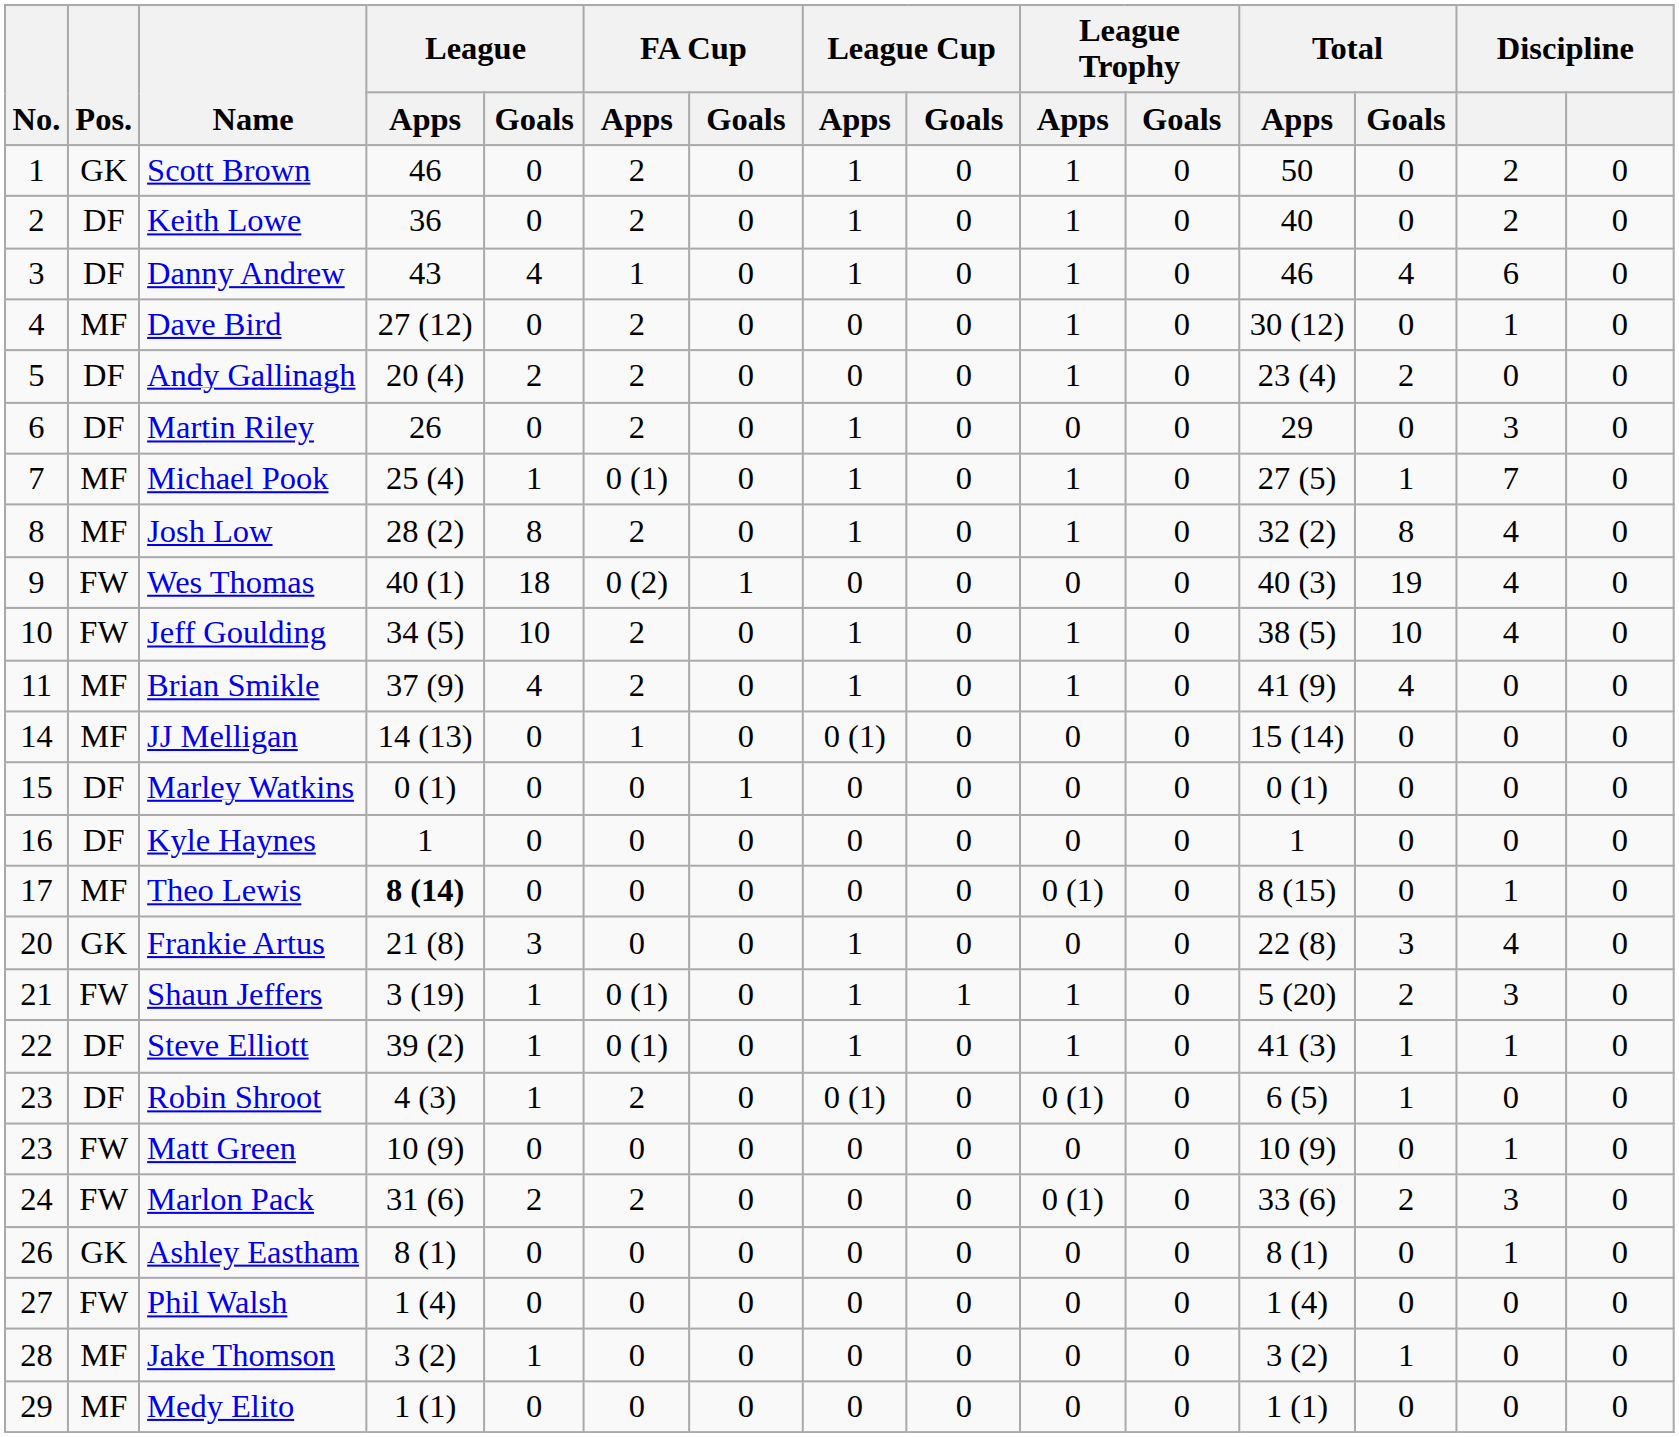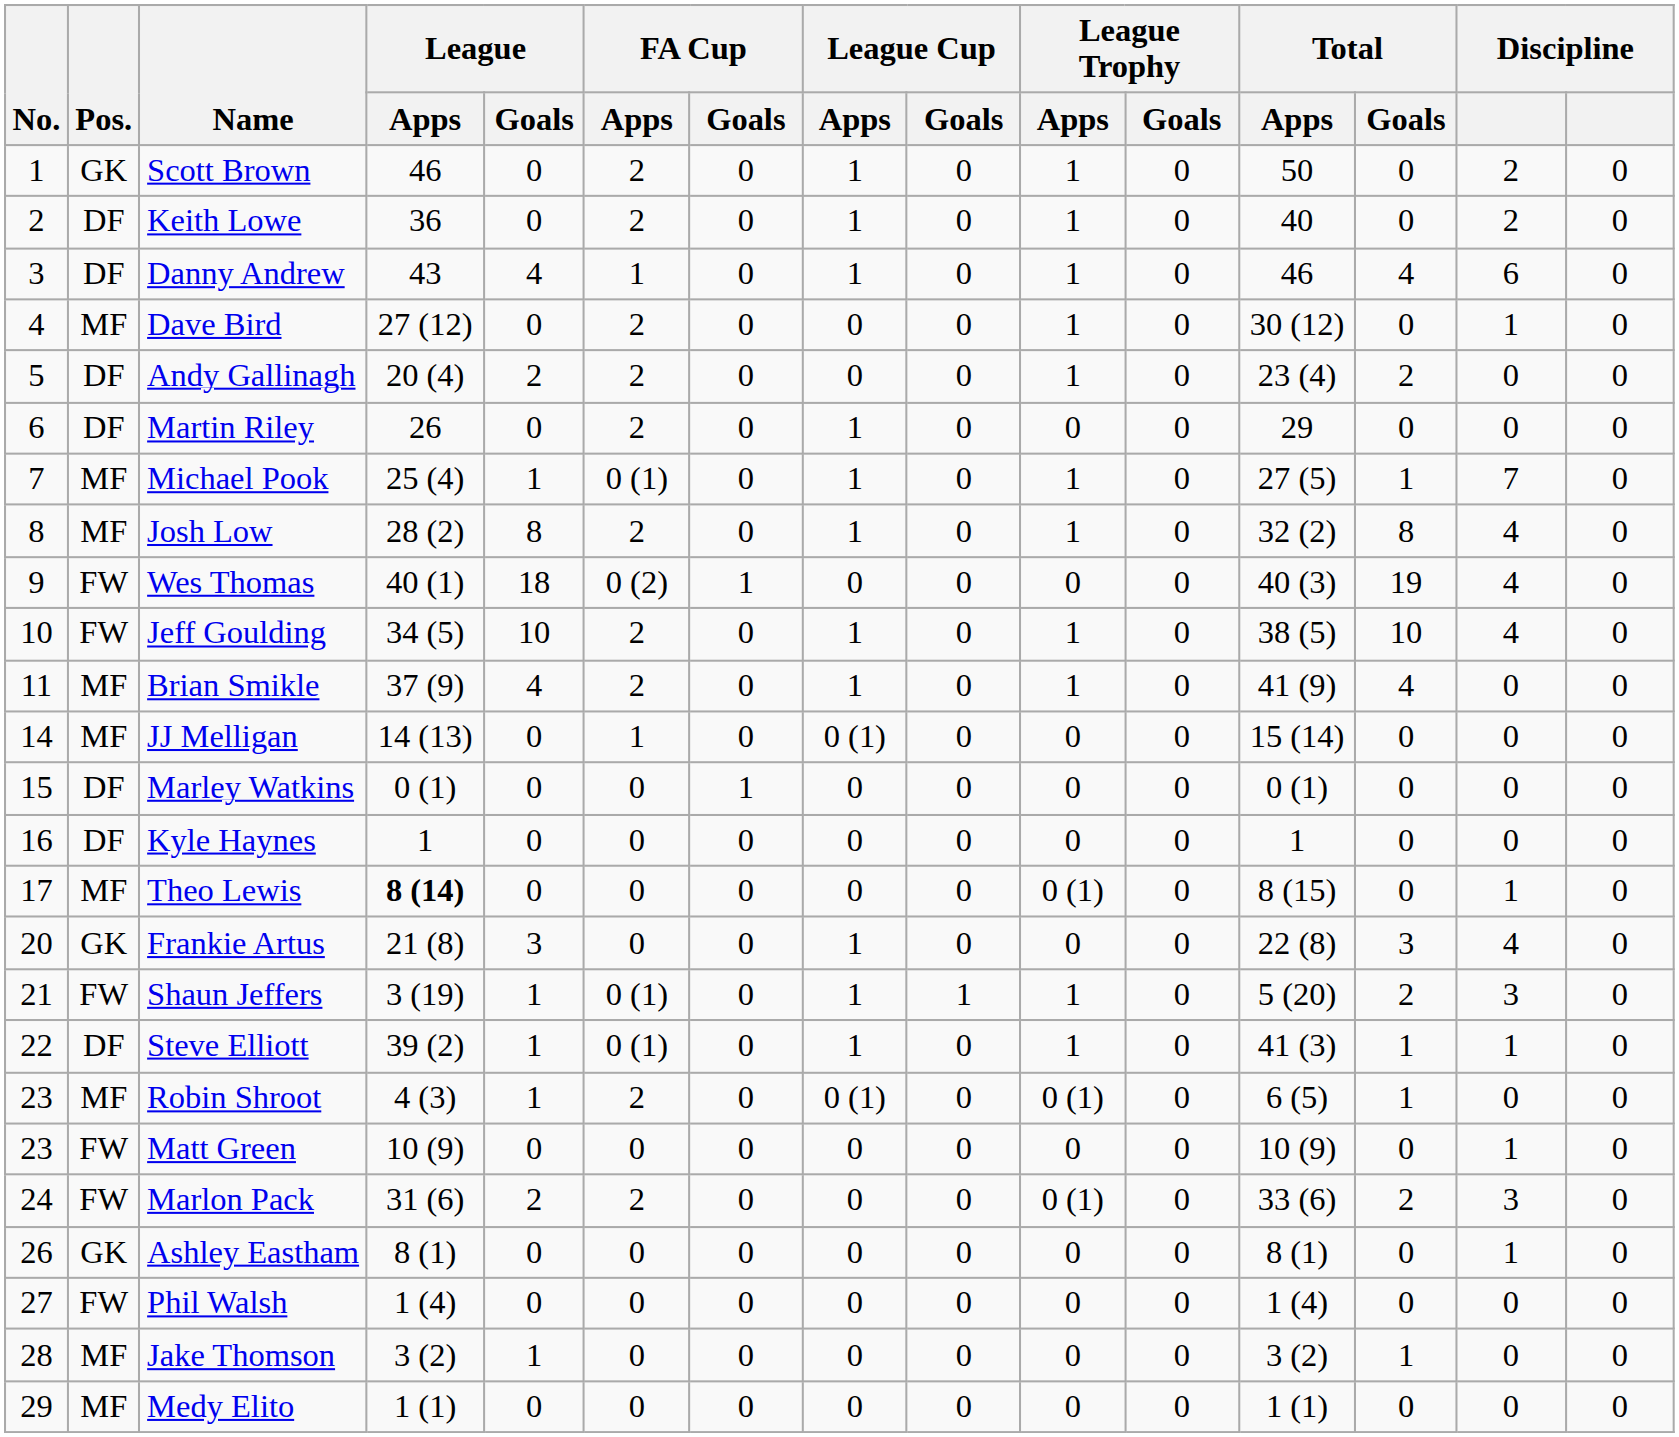(1511, 427) 3 -> (1511, 427) 0
(104, 1097) DF -> (104, 1097) MF
